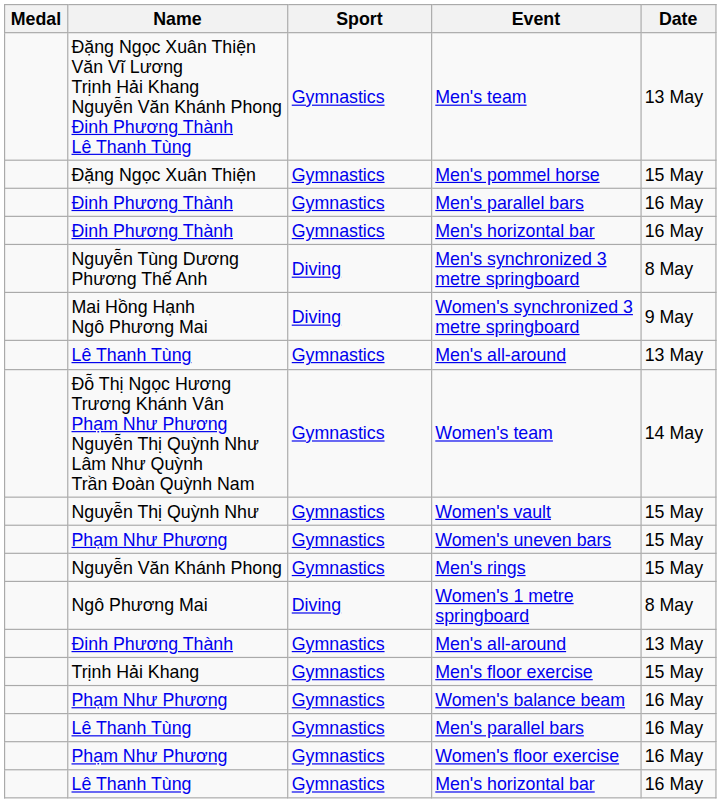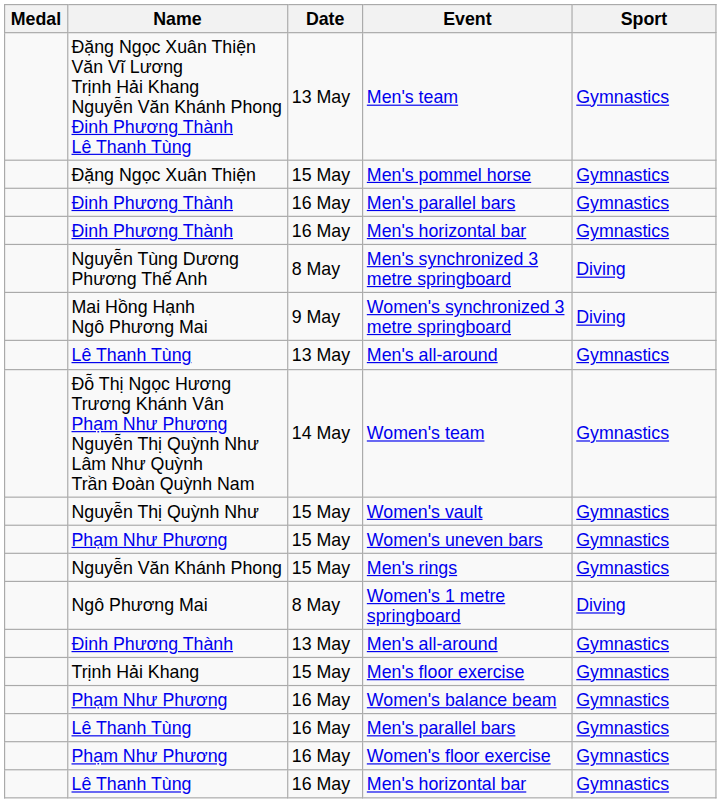columns swapped: (359, 19) <-> (678, 19)
